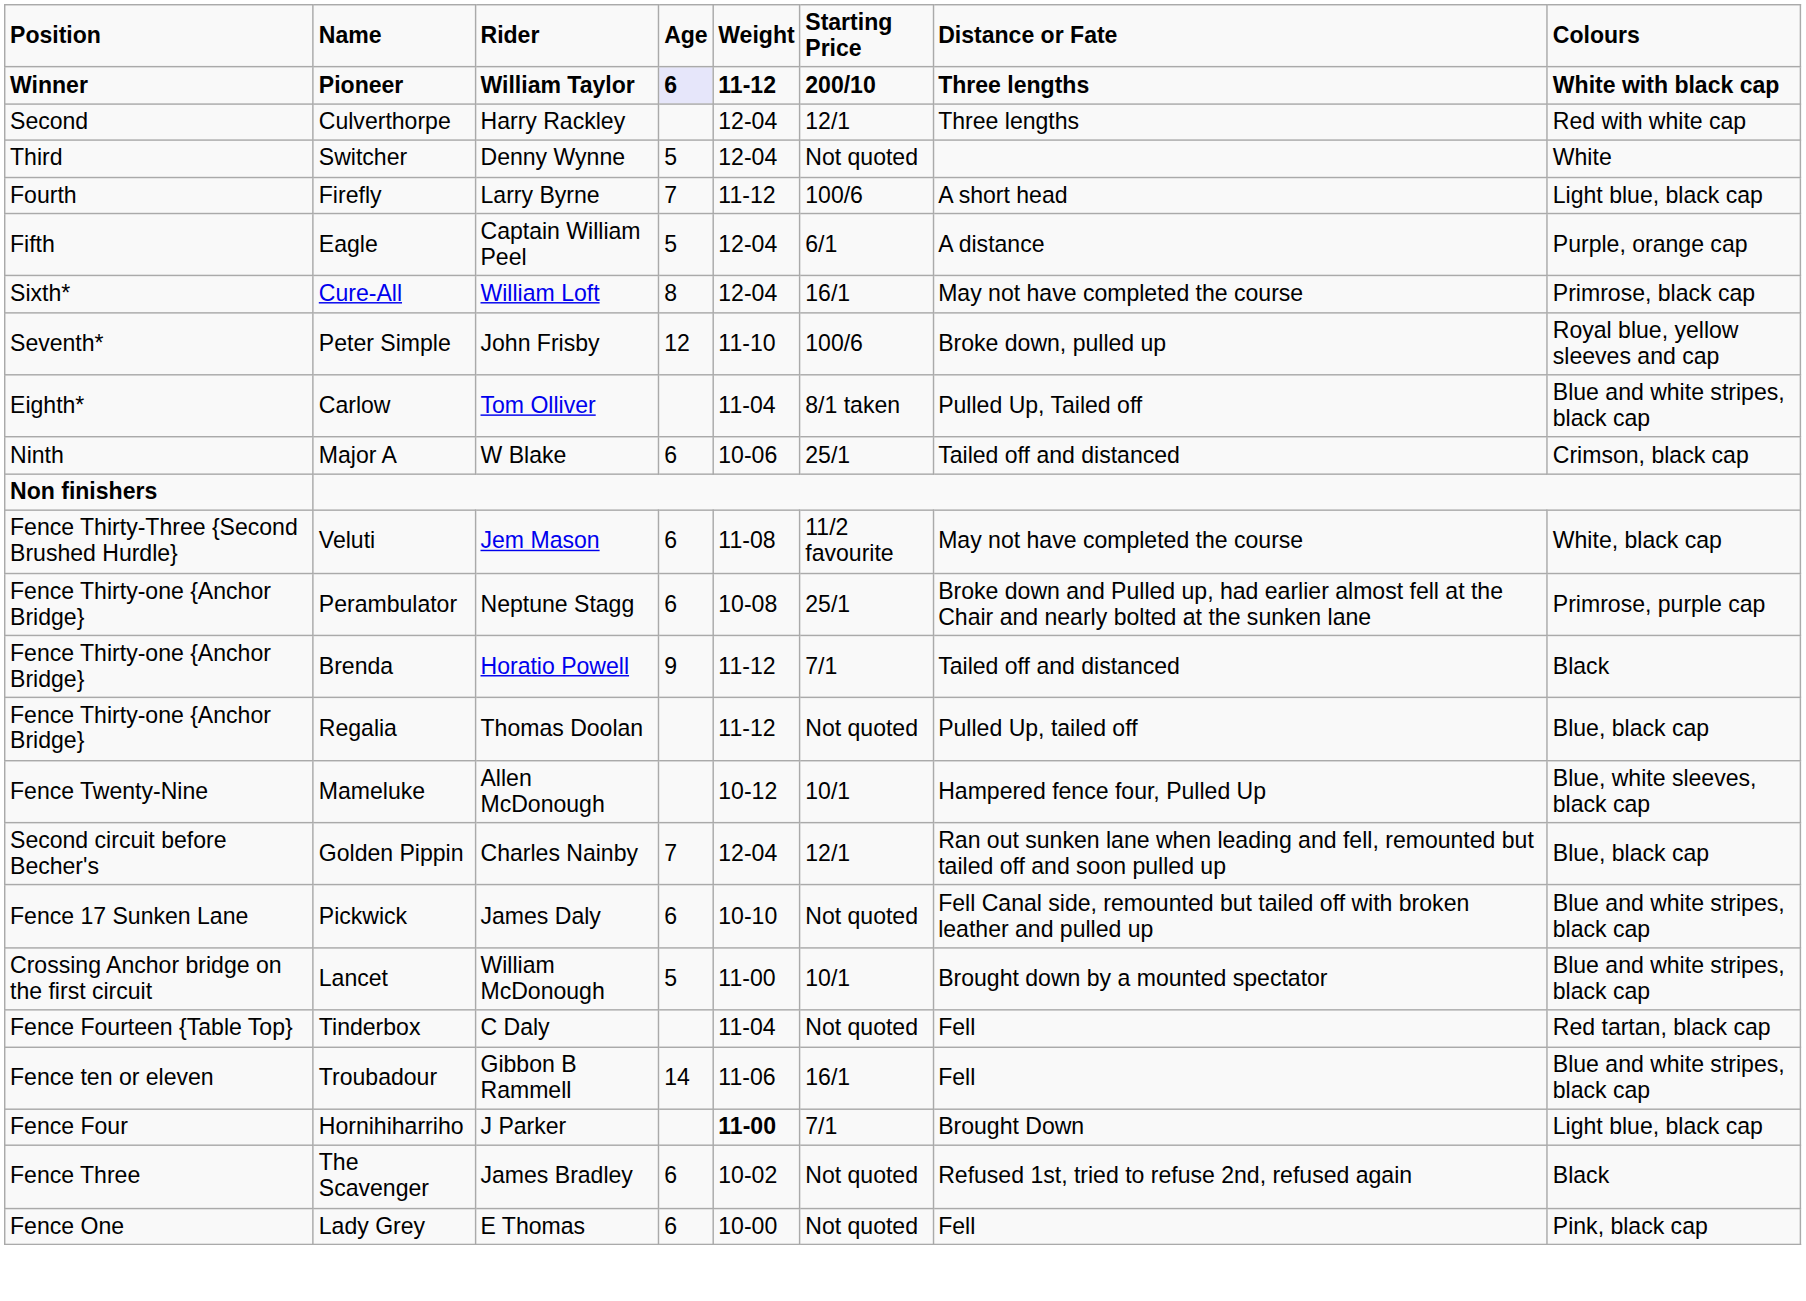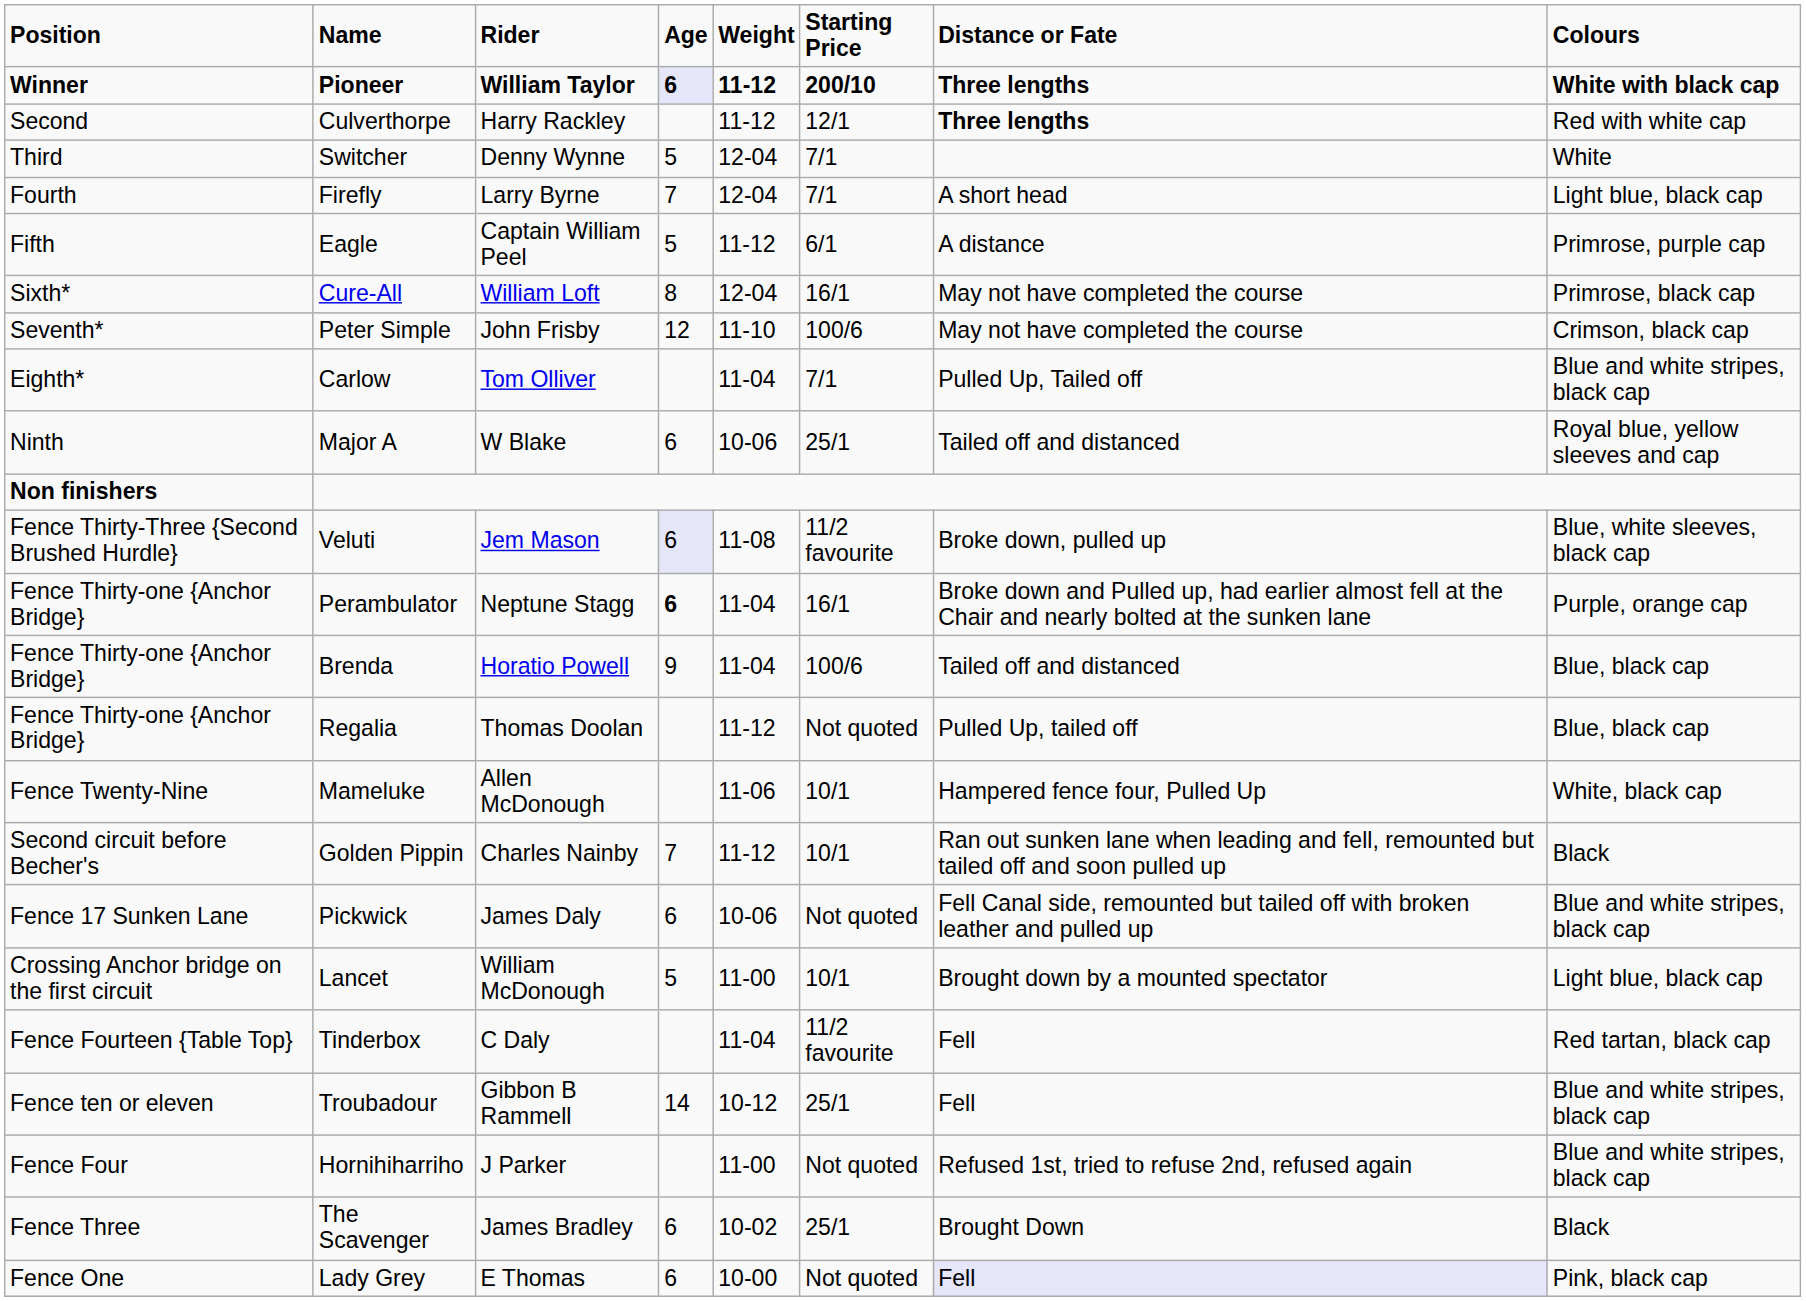(748, 121) 12-04 -> (747, 121) 11-12
(1009, 121) normal -> (1014, 121) bold
(862, 158) Not quoted -> (821, 158) 7/1
(747, 194) 11-12 -> (748, 194) 12-04
(834, 194) 100/6 -> (821, 194) 7/1
(748, 244) 12-04 -> (747, 244) 11-12
(1650, 244) Purple, orange cap -> (1659, 244) Primrose, purple cap
(1052, 343) Broke down, pulled up -> (1121, 330) May not have completed the course
(1646, 343) Royal blue, yellow sleeves and cap -> (1651, 330) Crimson, black cap
(853, 405) 8/1 taken -> (821, 379) 7/1
(1651, 455) Crimson, black cap -> (1646, 442) Royal blue, yellow sleeves and cap
(671, 541) no background -> (671, 541) lavender background
(1121, 541) May not have completed the course -> (1052, 541) Broke down, pulled up
(1637, 541) White, black cap -> (1655, 541) Blue, white sleeves, black cap
(671, 603) normal -> (671, 603) bold
(748, 603) 10-08 -> (747, 603) 11-04
(828, 603) 25/1 -> (828, 603) 16/1
(1659, 603) Primrose, purple cap -> (1650, 603) Purple, orange cap
(747, 666) 11-12 -> (747, 666) 11-04
(821, 666) 7/1 -> (834, 666) 100/6
(1581, 666) Black -> (1631, 666) Blue, black cap
(748, 791) 10-12 -> (747, 791) 11-06
(1655, 791) Blue, white sleeves, black cap -> (1637, 791) White, black cap
(748, 853) 12-04 -> (747, 853) 11-12
(828, 853) 12/1 -> (828, 853) 10/1
(1631, 853) Blue, black cap -> (1581, 853) Black
(748, 916) 10-10 -> (748, 916) 10-06
(1669, 978) Blue and white stripes, black cap -> (1658, 978) Light blue, black cap
(862, 1028) Not quoted -> (849, 1041) 11/2 favourite
(747, 1077) 11-06 -> (748, 1103) 10-12
(828, 1077) 16/1 -> (828, 1103) 25/1
(747, 1127) bold -> (747, 1165) normal
(821, 1127) 7/1 -> (862, 1165) Not quoted
(1011, 1127) Brought Down -> (1175, 1165) Refused 1st, tried to refuse 2nd, refused again
(1658, 1127) Light blue, black cap -> (1669, 1165) Blue and white stripes, black cap
(862, 1176) Not quoted -> (828, 1228) 25/1
(1175, 1176) Refused 1st, tried to refuse 2nd, refused again -> (1011, 1228) Brought Down
(957, 1226) no background -> (957, 1277) lavender background
